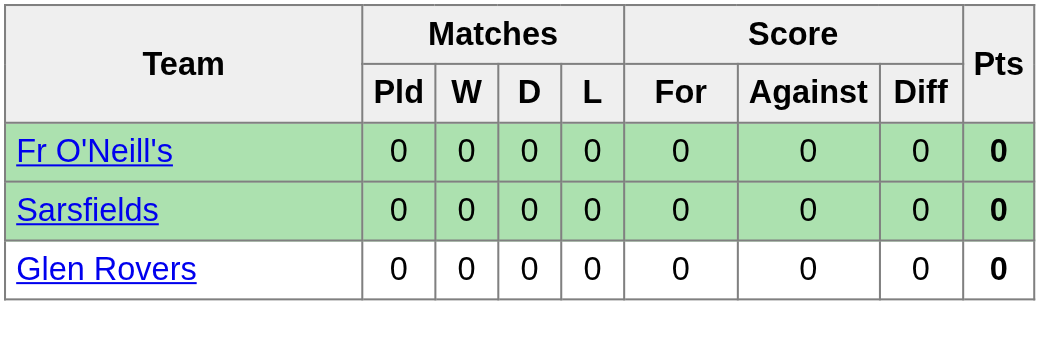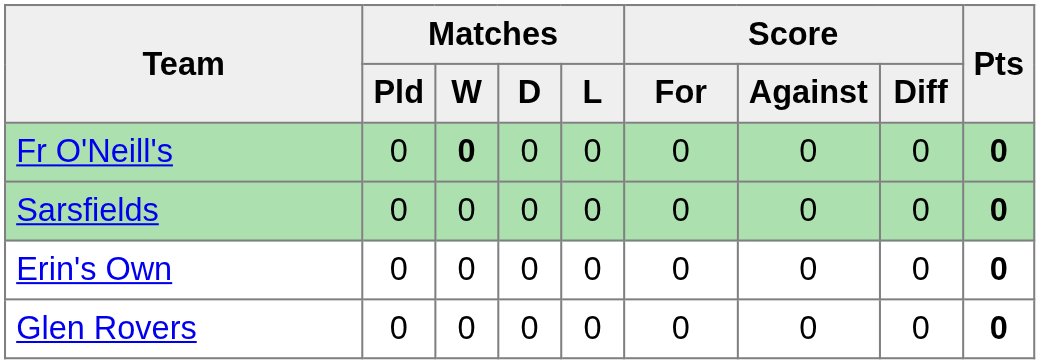(467, 151) normal -> (467, 151) bold
+ row: (94, 269)
